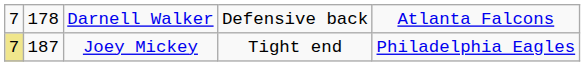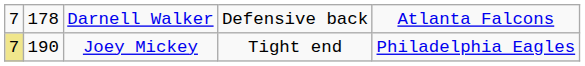(43, 47) 187 -> (43, 47) 190
